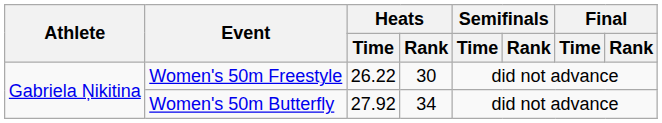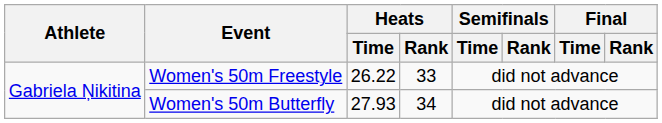(426, 76) 30 -> (426, 76) 33
(373, 105) 27.92 -> (373, 105) 27.93
